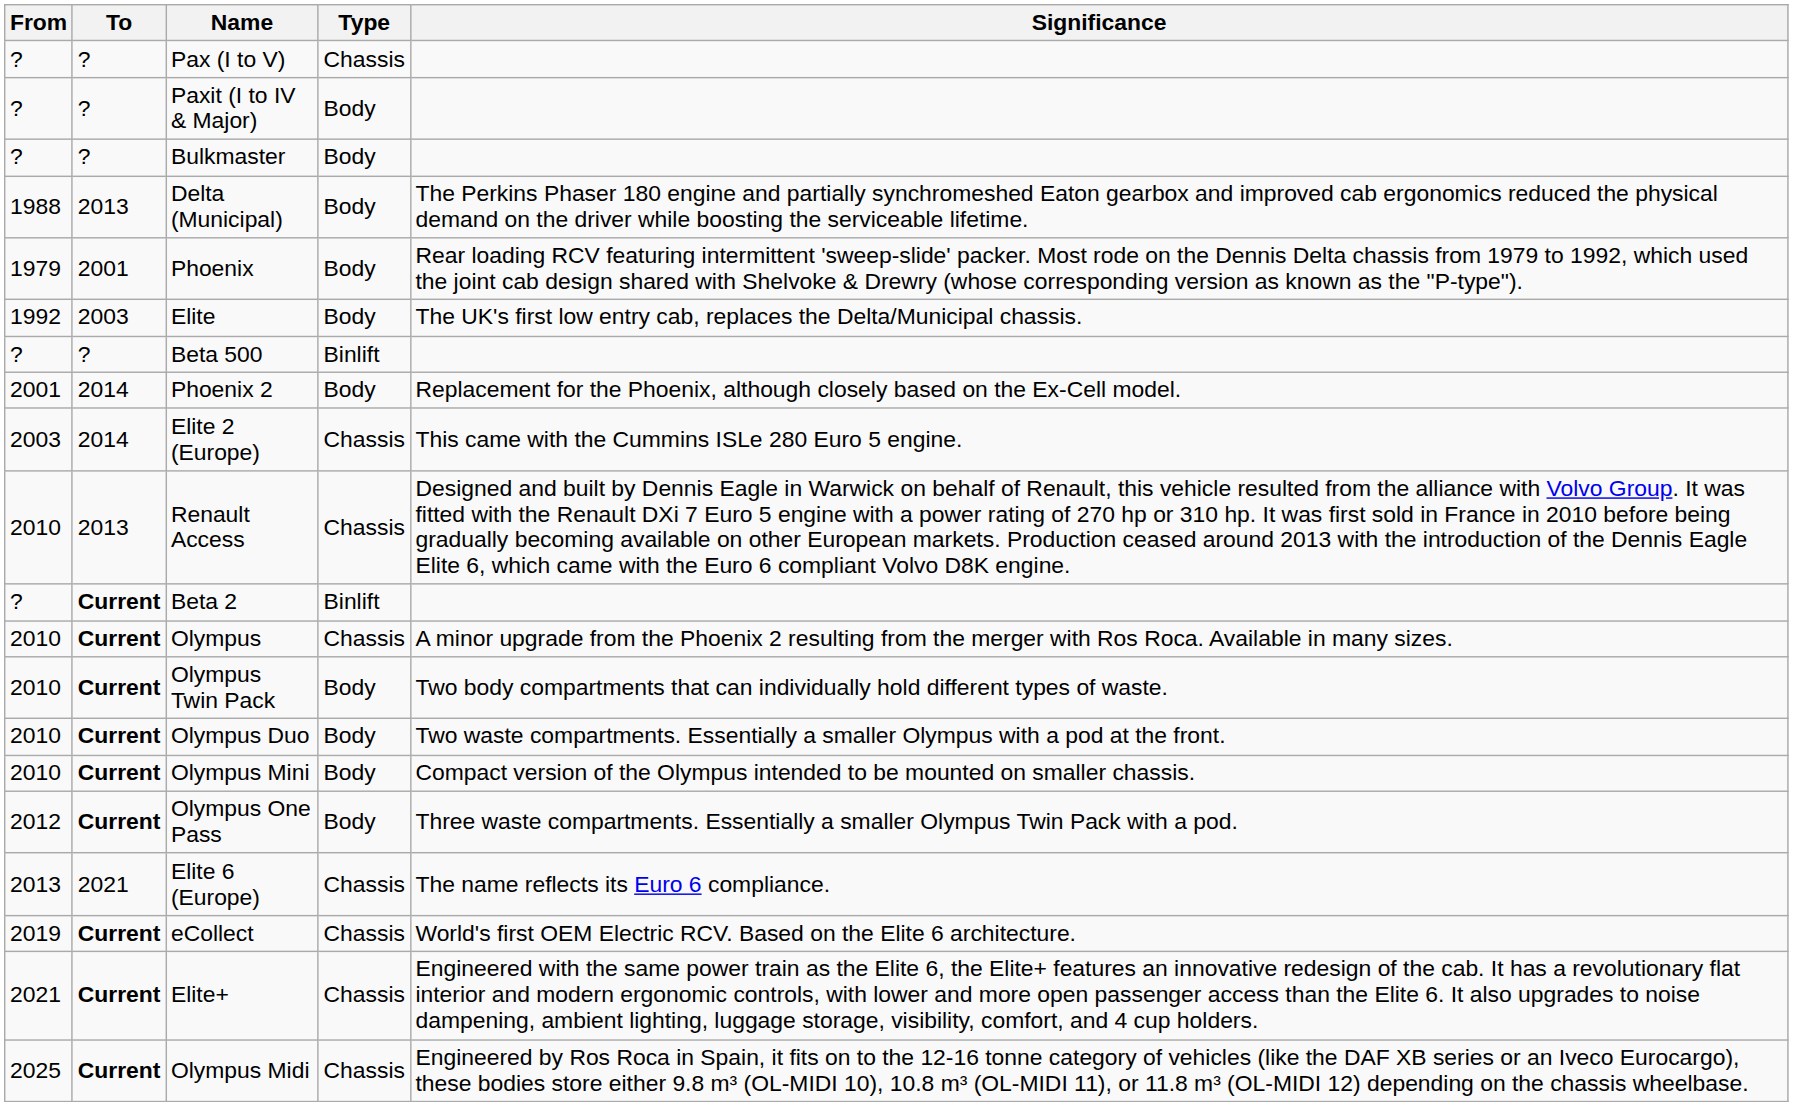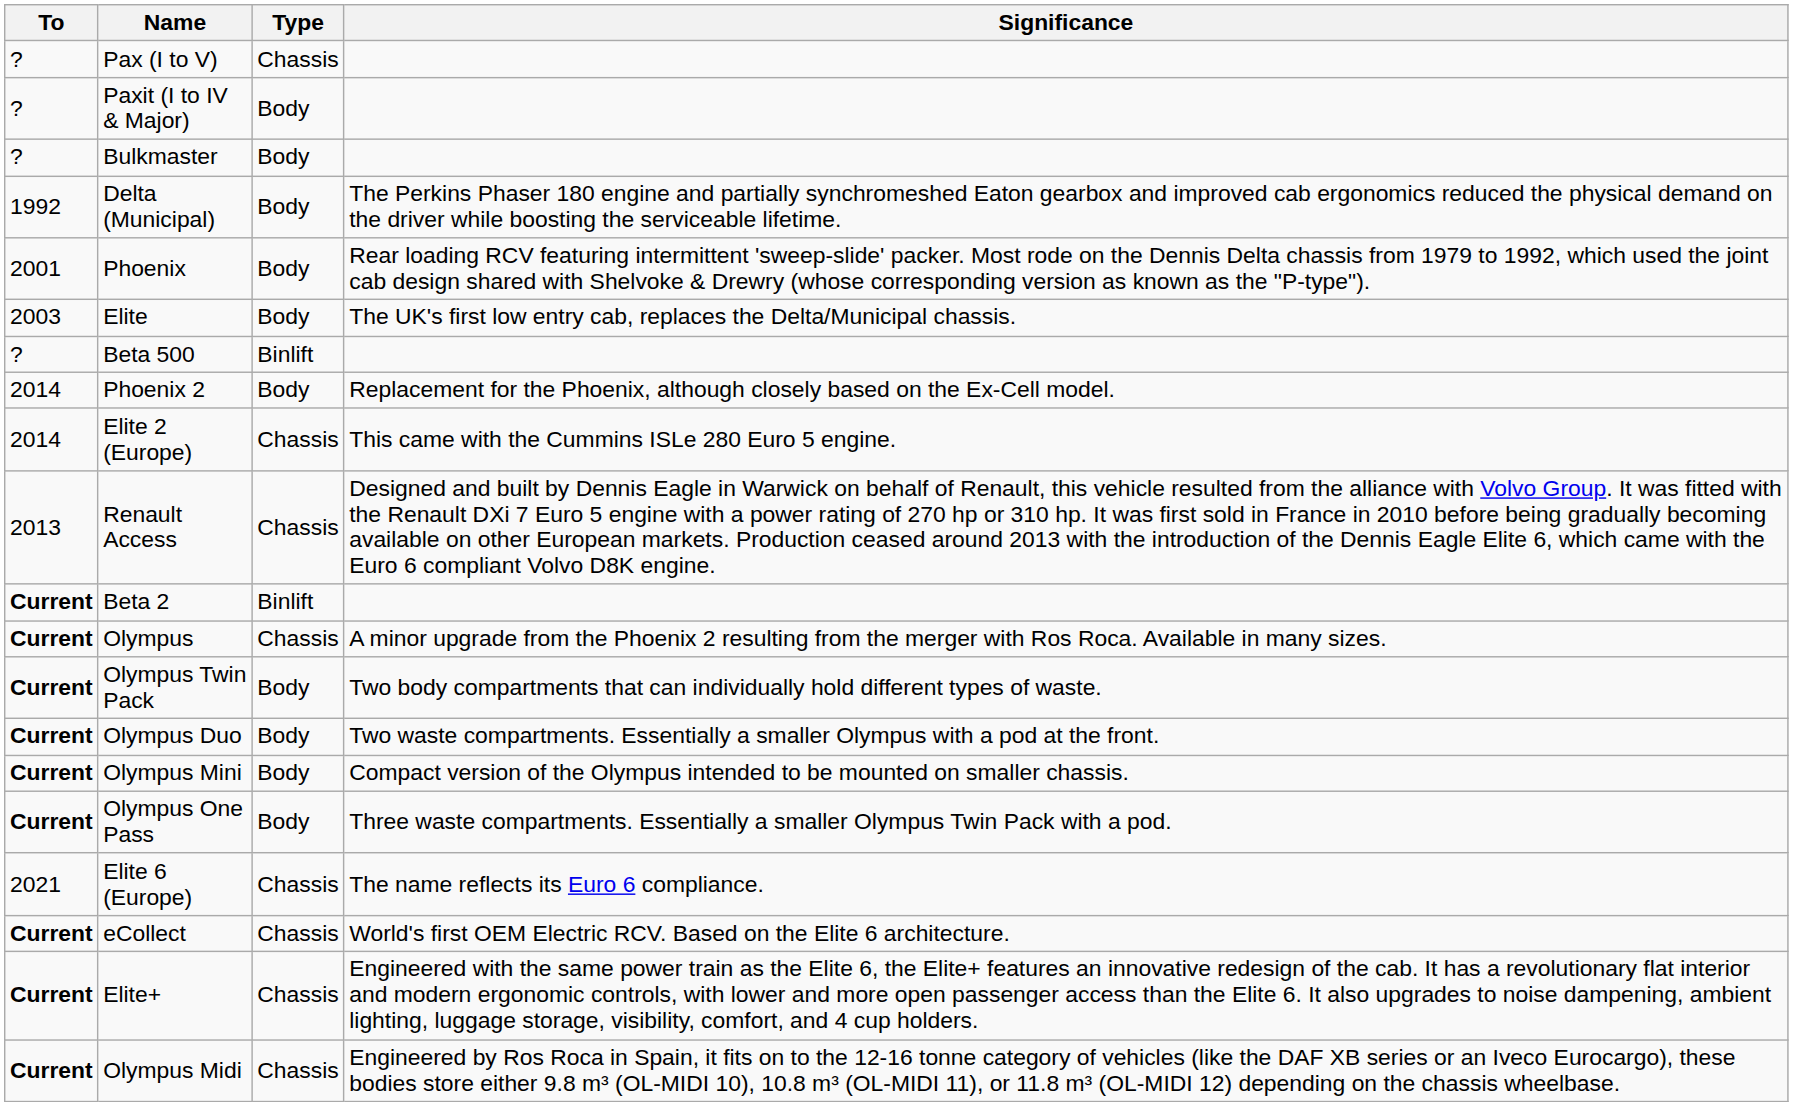- column: (39, 22)
(103, 206) 2013 -> (35, 206) 1992
